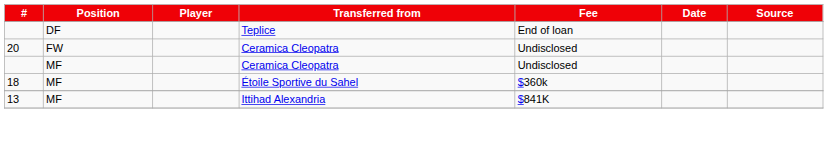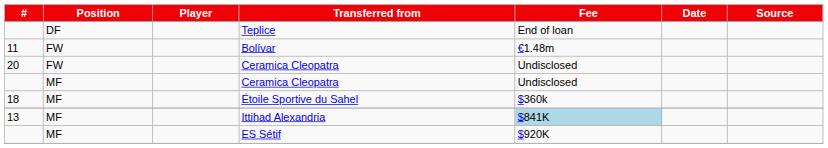+ row: (13, 48)
(533, 100) no background -> (533, 117) lightblue background
+ row: (24, 134)
